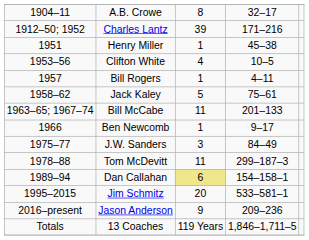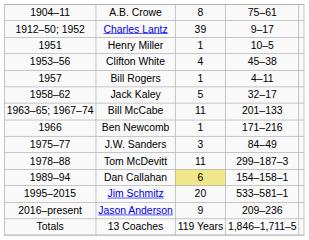(262, 12) 32–17 -> (262, 12) 75–61
(262, 29) 171–216 -> (262, 29) 9–17
(262, 45) 45–38 -> (262, 45) 10–5
(262, 62) 10–5 -> (262, 62) 45–38
(262, 95) 75–61 -> (262, 95) 32–17
(262, 128) 9–17 -> (262, 128) 171–216
